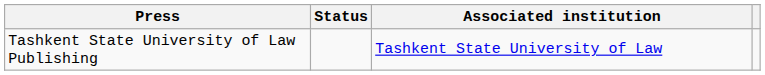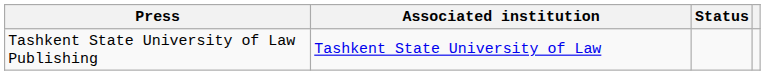columns swapped: (562, 17) <-> (341, 17)
